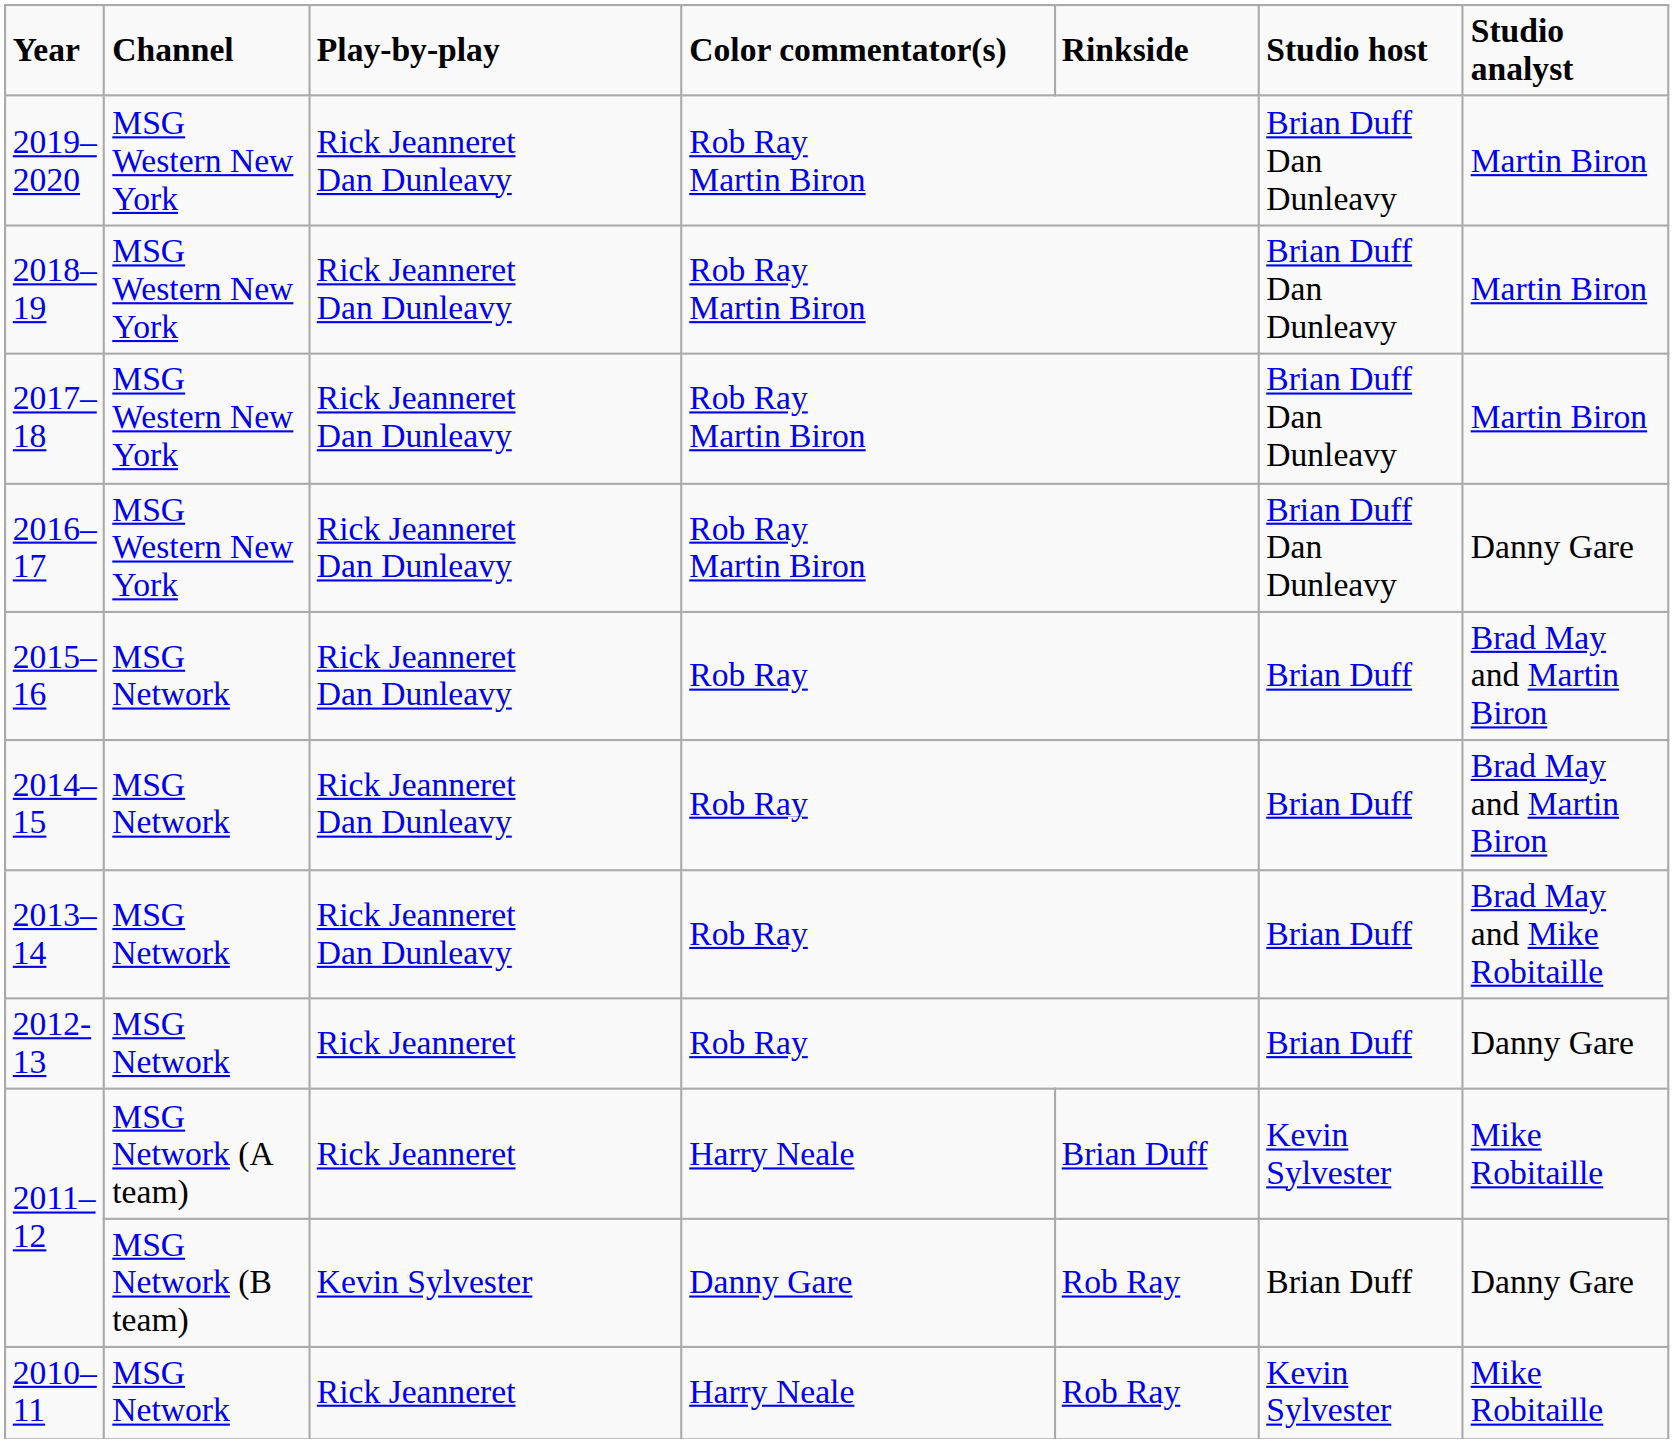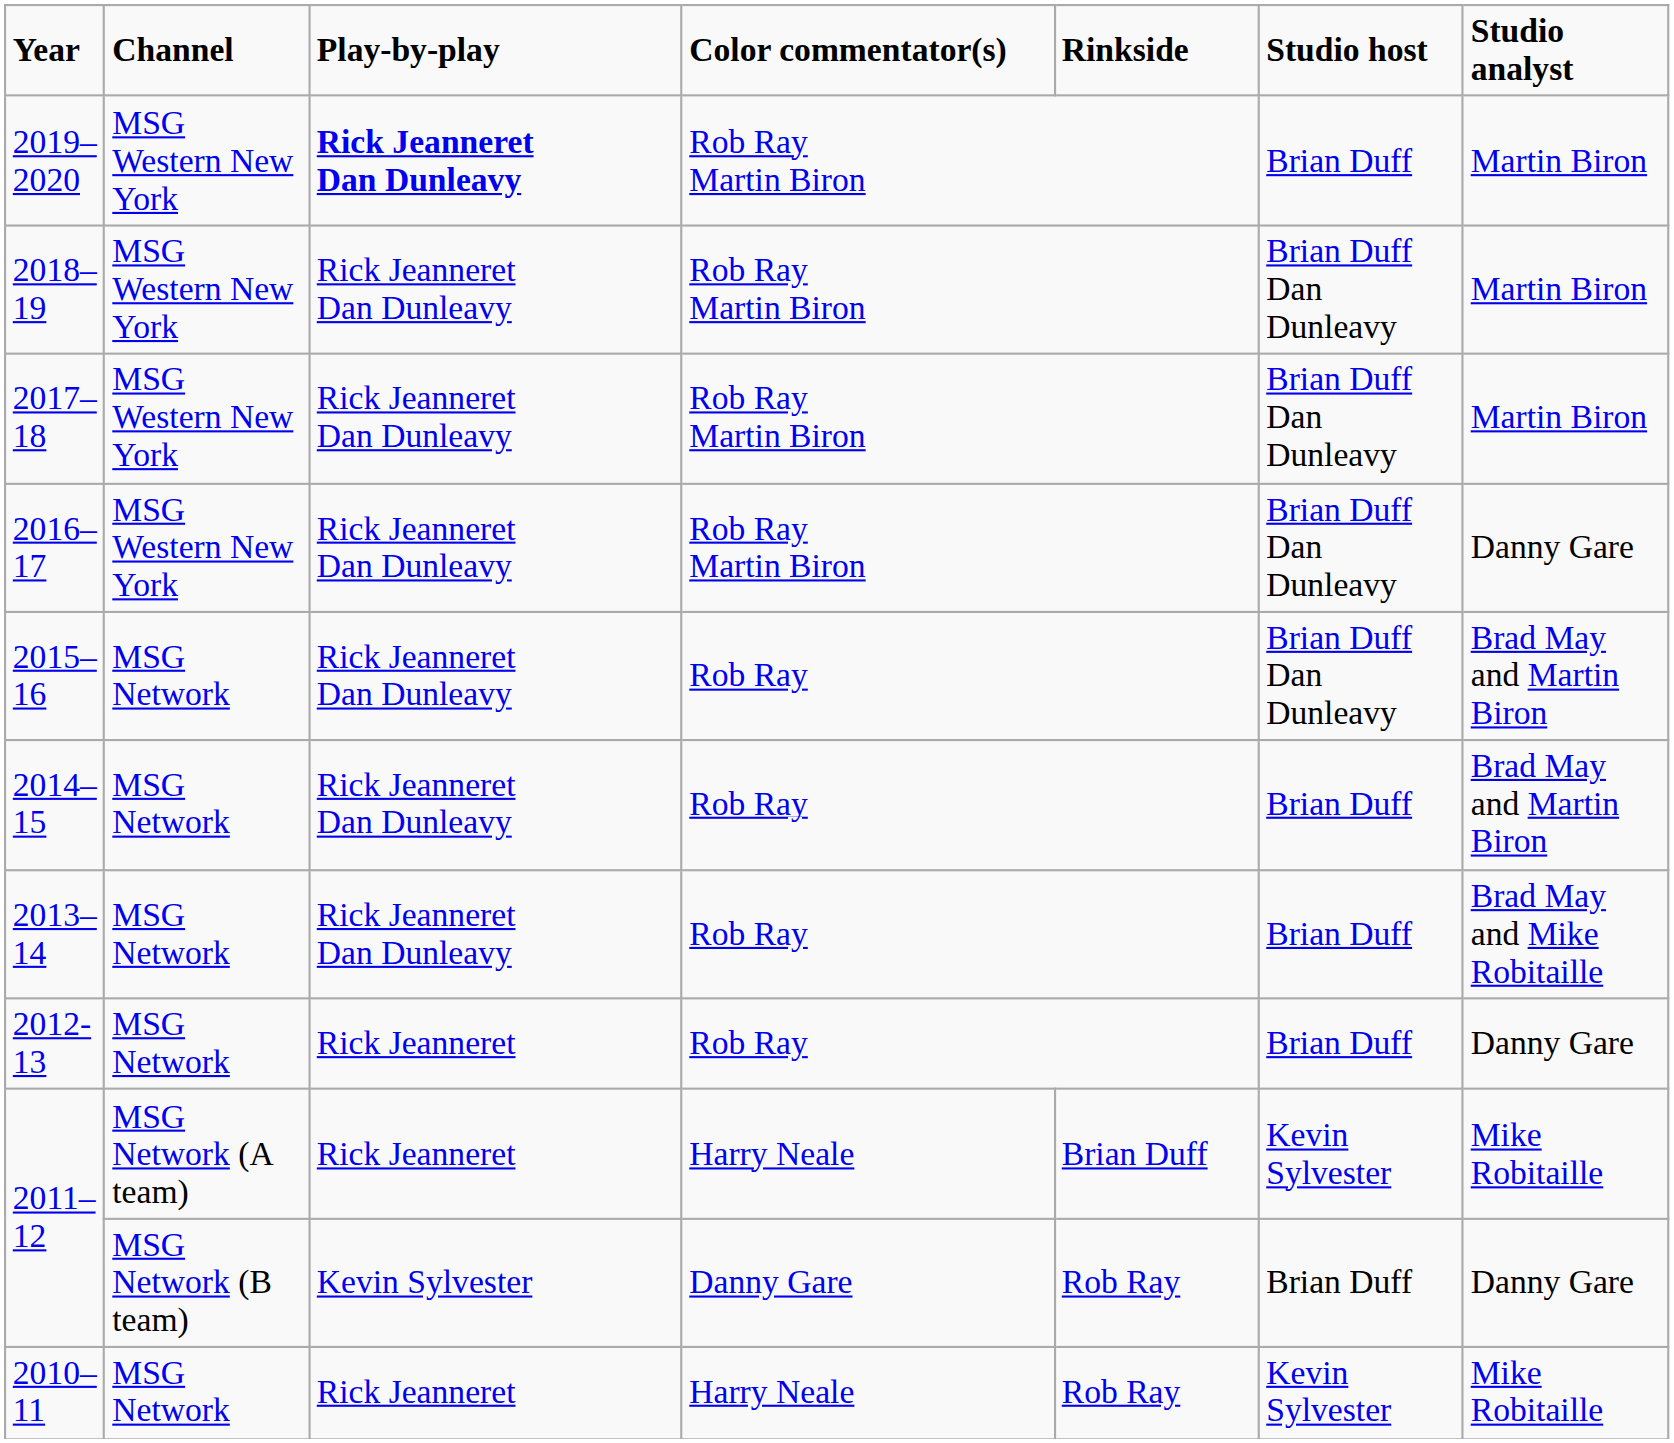(416, 160) normal -> (425, 160) bold
(1339, 160) Brian Duff Dan Dunleavy -> (1339, 160) Brian Duff
(1339, 675) Brian Duff -> (1339, 675) Brian Duff Dan Dunleavy
